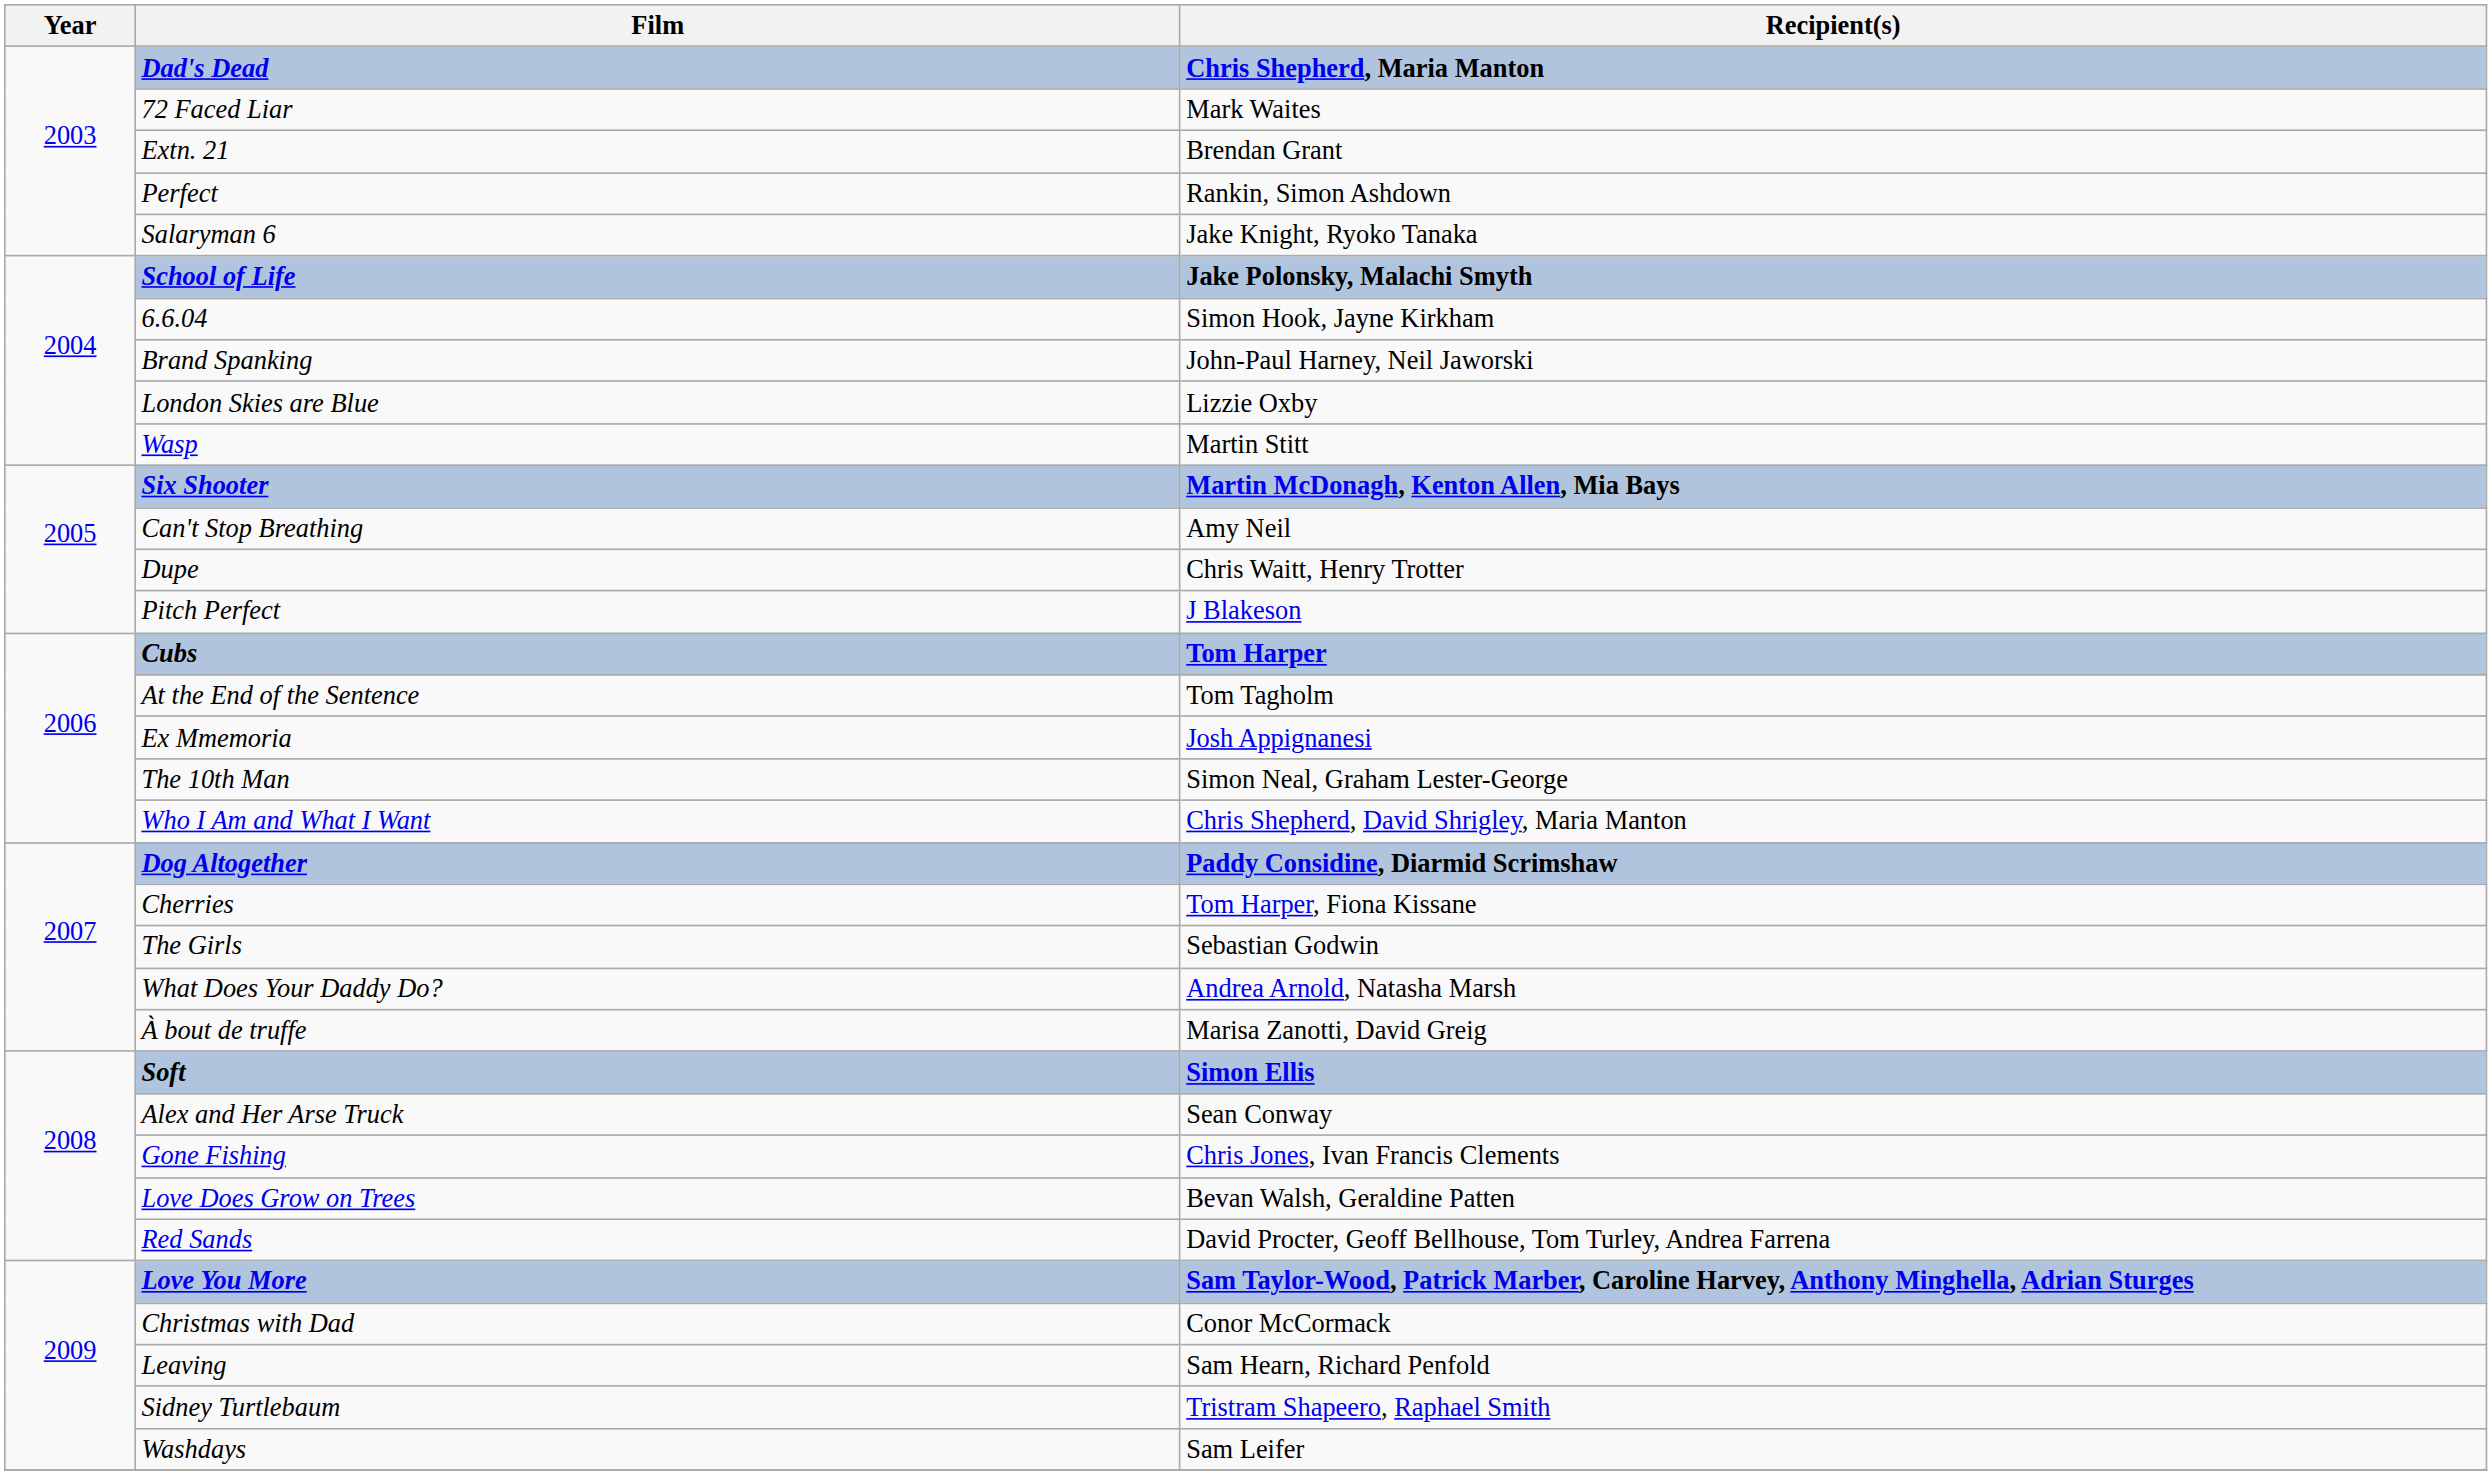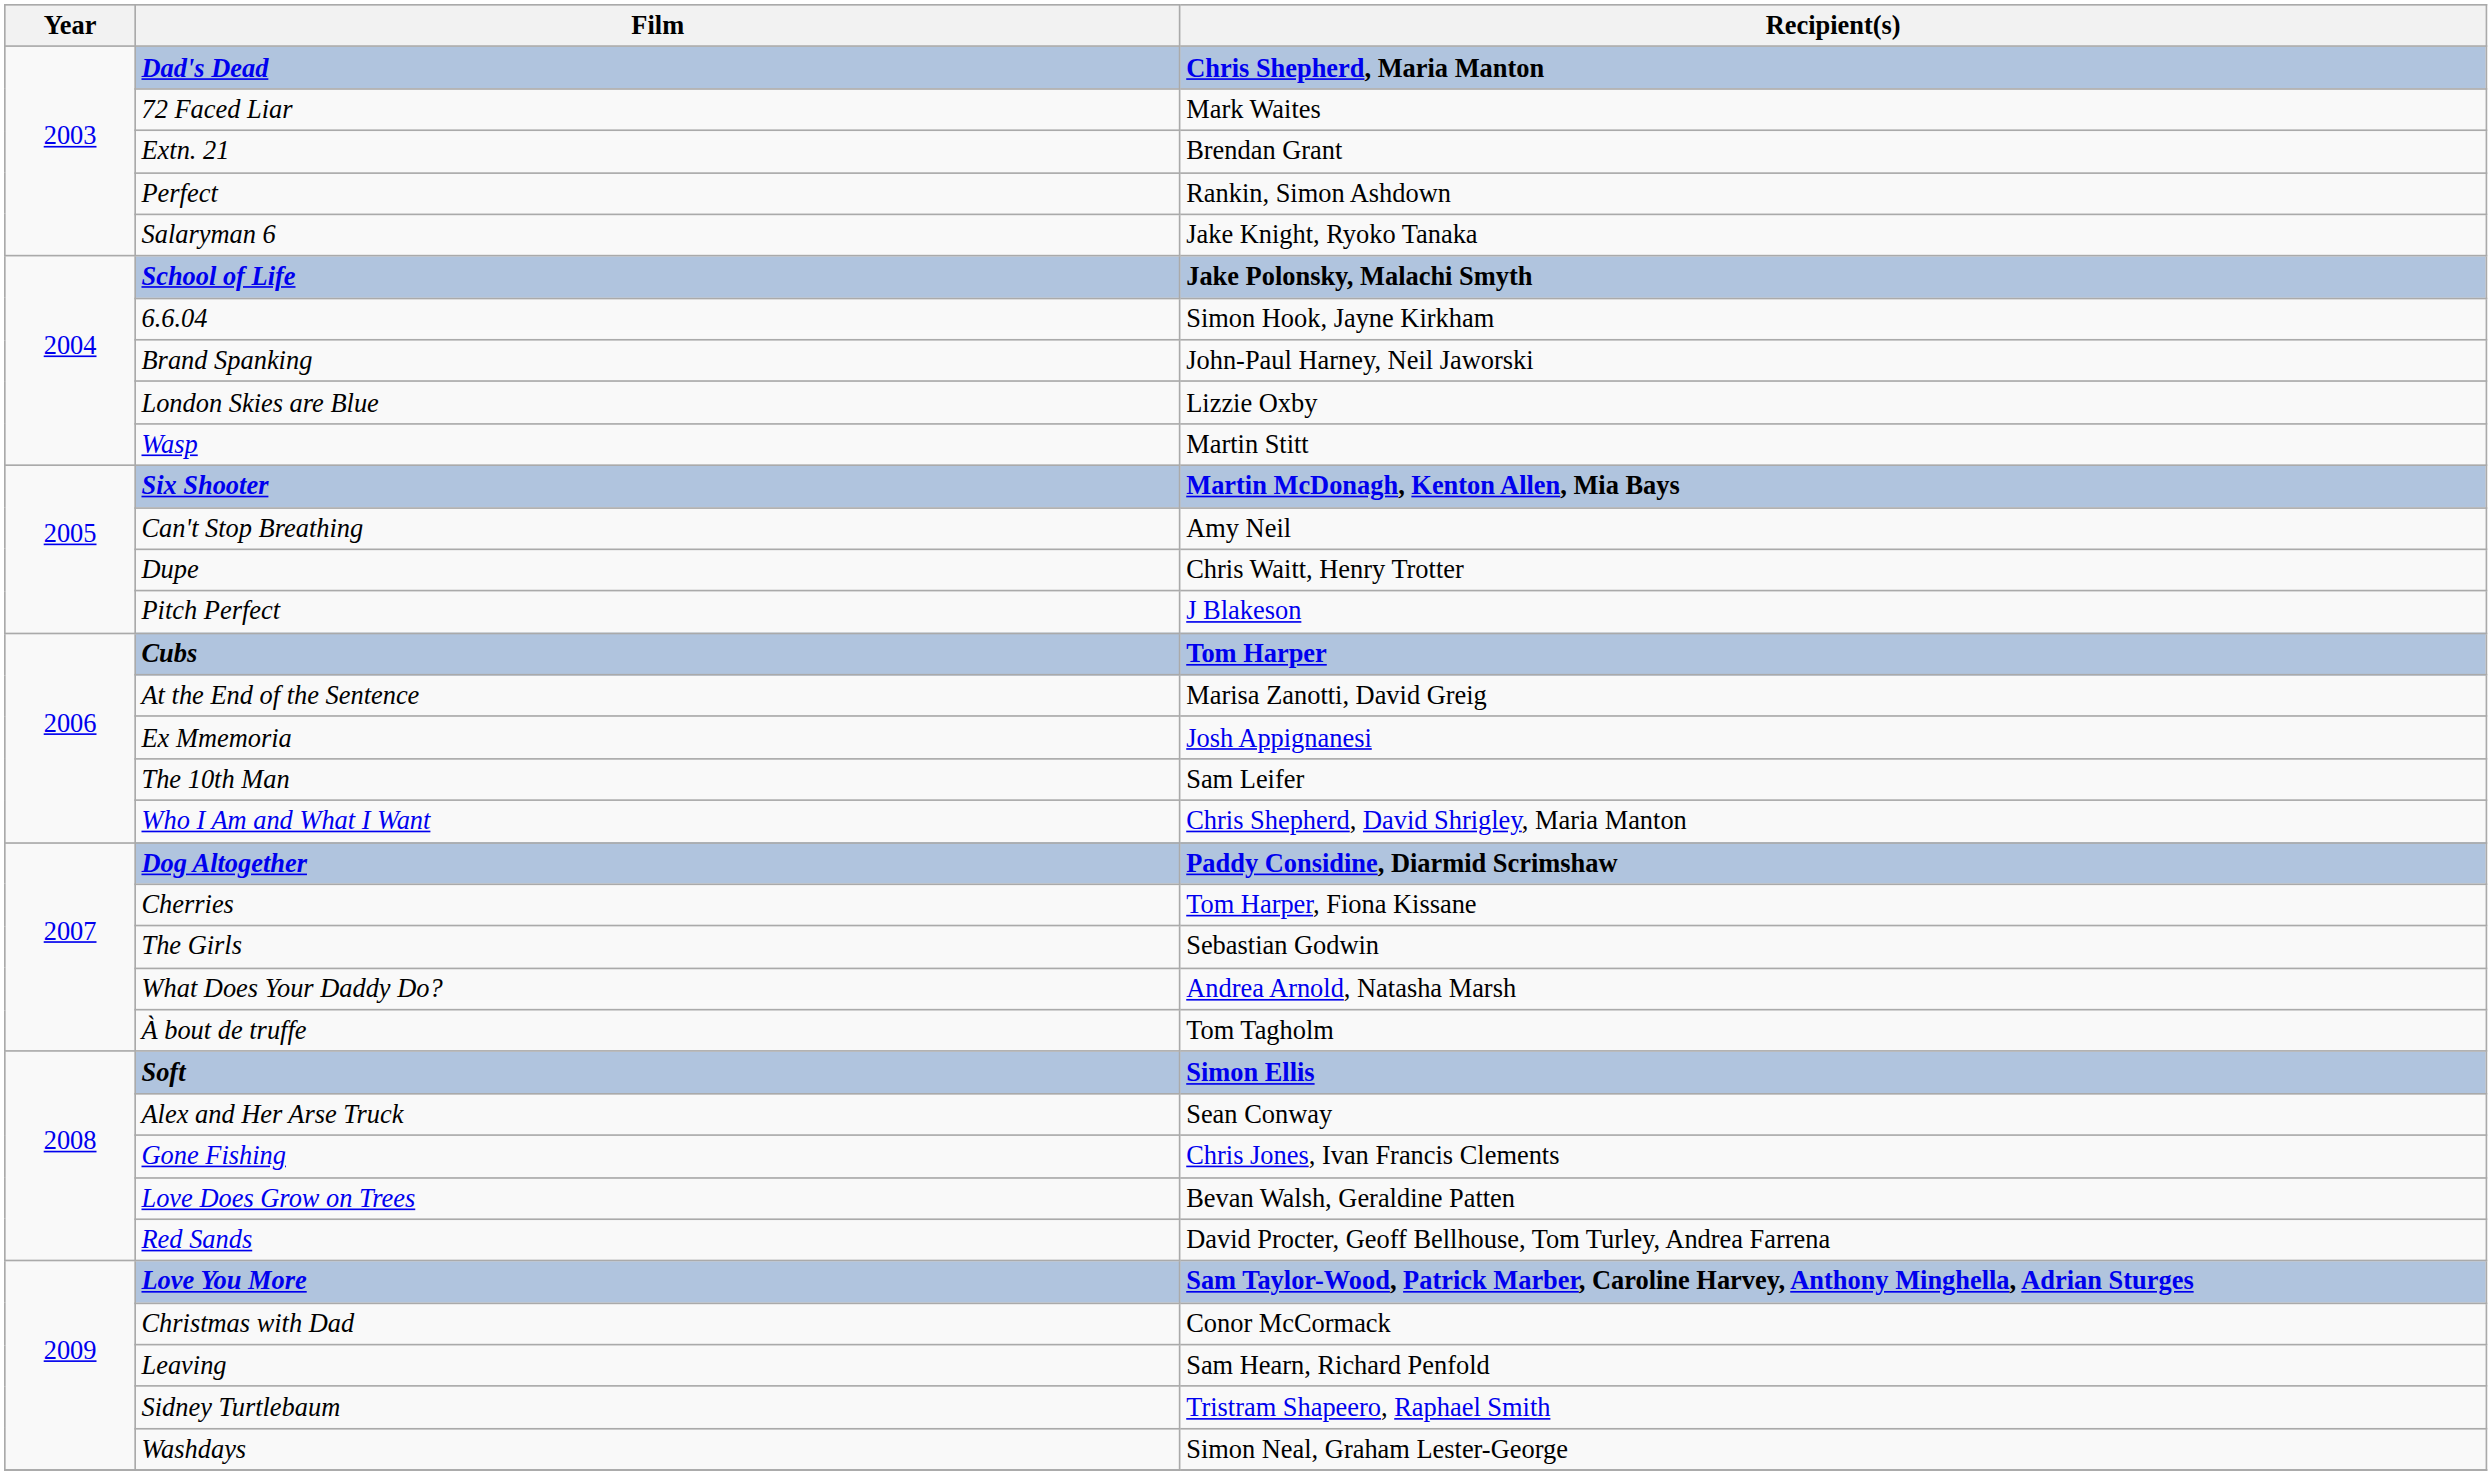(1260, 695) Tom Tagholm -> (1337, 695) Marisa Zanotti, David Greig
(1377, 779) Simon Neal, Graham Lester-George -> (1245, 779) Sam Leifer
(1337, 1030) Marisa Zanotti, David Greig -> (1260, 1030) Tom Tagholm
(1245, 1448) Sam Leifer -> (1377, 1448) Simon Neal, Graham Lester-George
